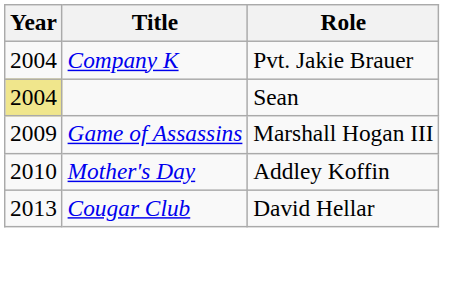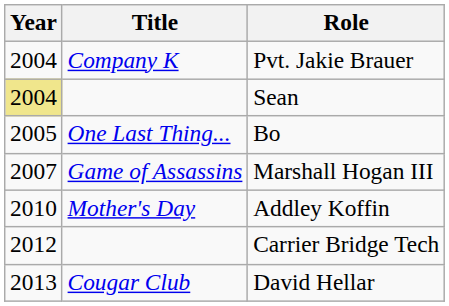+ row: (267, 134)
(33, 134) 2009 -> (33, 171) 2007
+ row: (346, 245)
